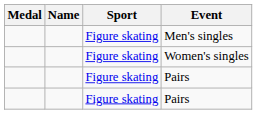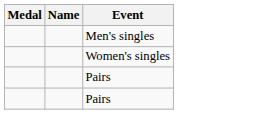- column: (122, 15)
